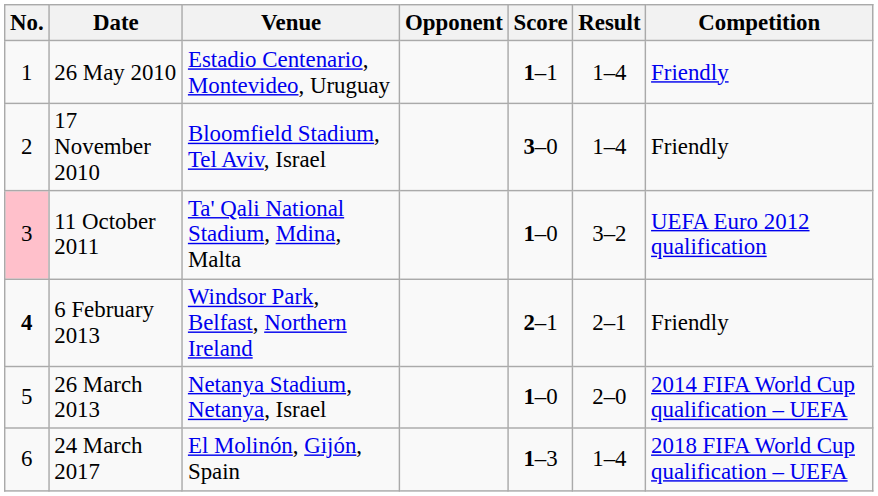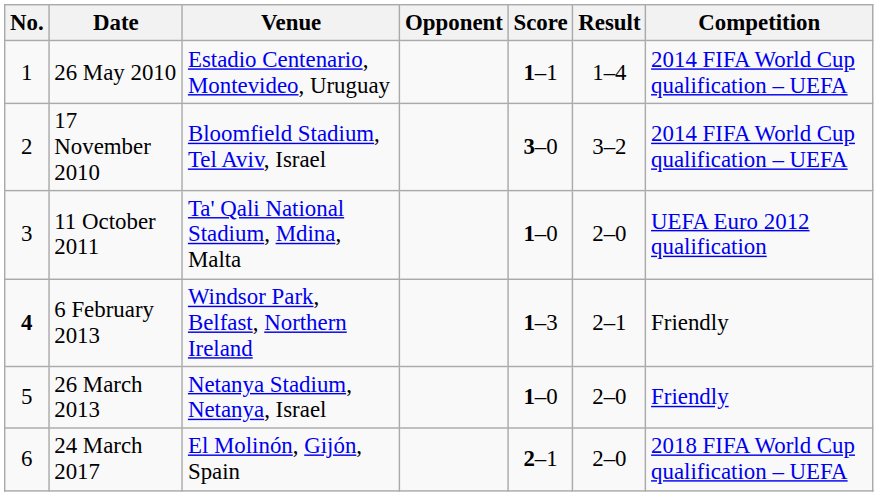(690, 71) Friendly -> (753, 71) 2014 FIFA World Cup qualification – UEFA
(609, 146) 1–4 -> (609, 146) 3–2
(690, 146) Friendly -> (753, 146) 2014 FIFA World Cup qualification – UEFA
(27, 234) pink background -> (27, 234) no background
(609, 234) 3–2 -> (609, 234) 2–0
(541, 322) 2–1 -> (541, 322) 1–3
(753, 397) 2014 FIFA World Cup qualification – UEFA -> (690, 397) Friendly
(541, 459) 1–3 -> (541, 459) 2–1
(609, 459) 1–4 -> (609, 459) 2–0
